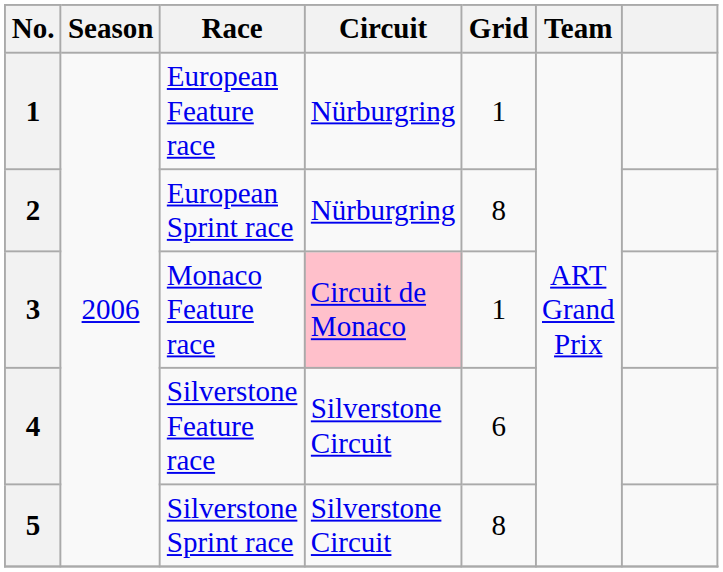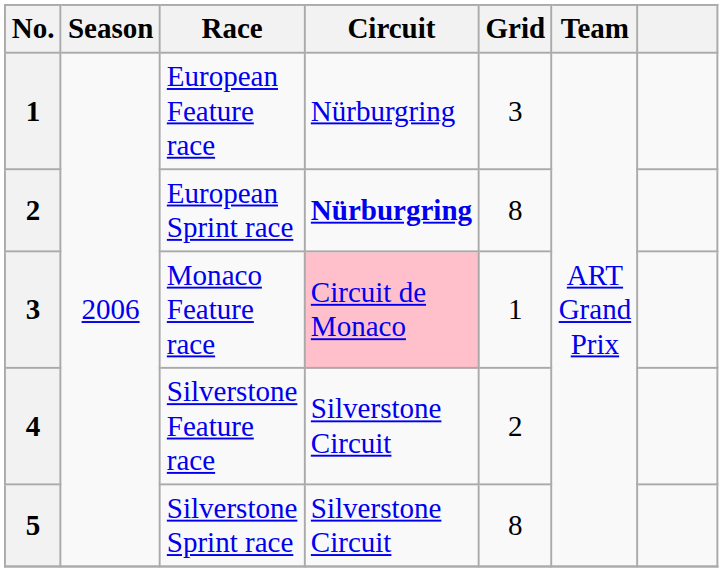(499, 110) 1 -> (515, 110) 3
(383, 210) normal -> (391, 210) bold
(499, 426) 6 -> (515, 426) 2
